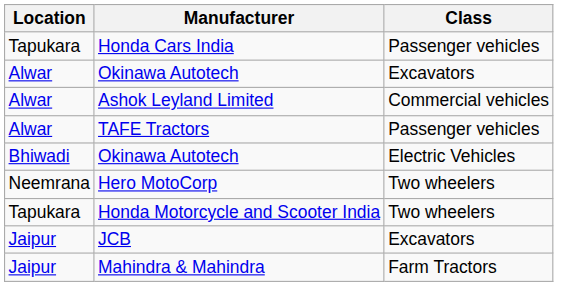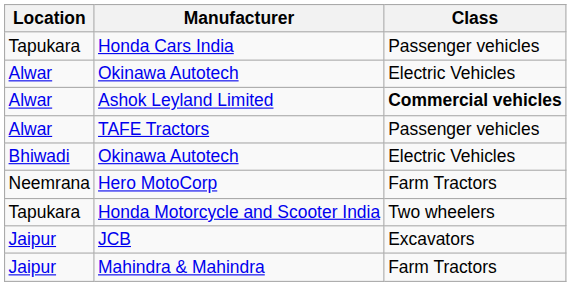(431, 73) Excavators -> (452, 73) Electric Vehicles
(469, 101) normal -> (475, 101) bold
(441, 184) Two wheelers -> (442, 184) Farm Tractors
